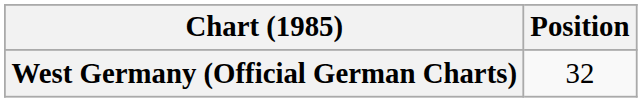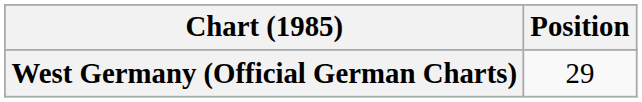(580, 73) 32 -> (580, 73) 29
